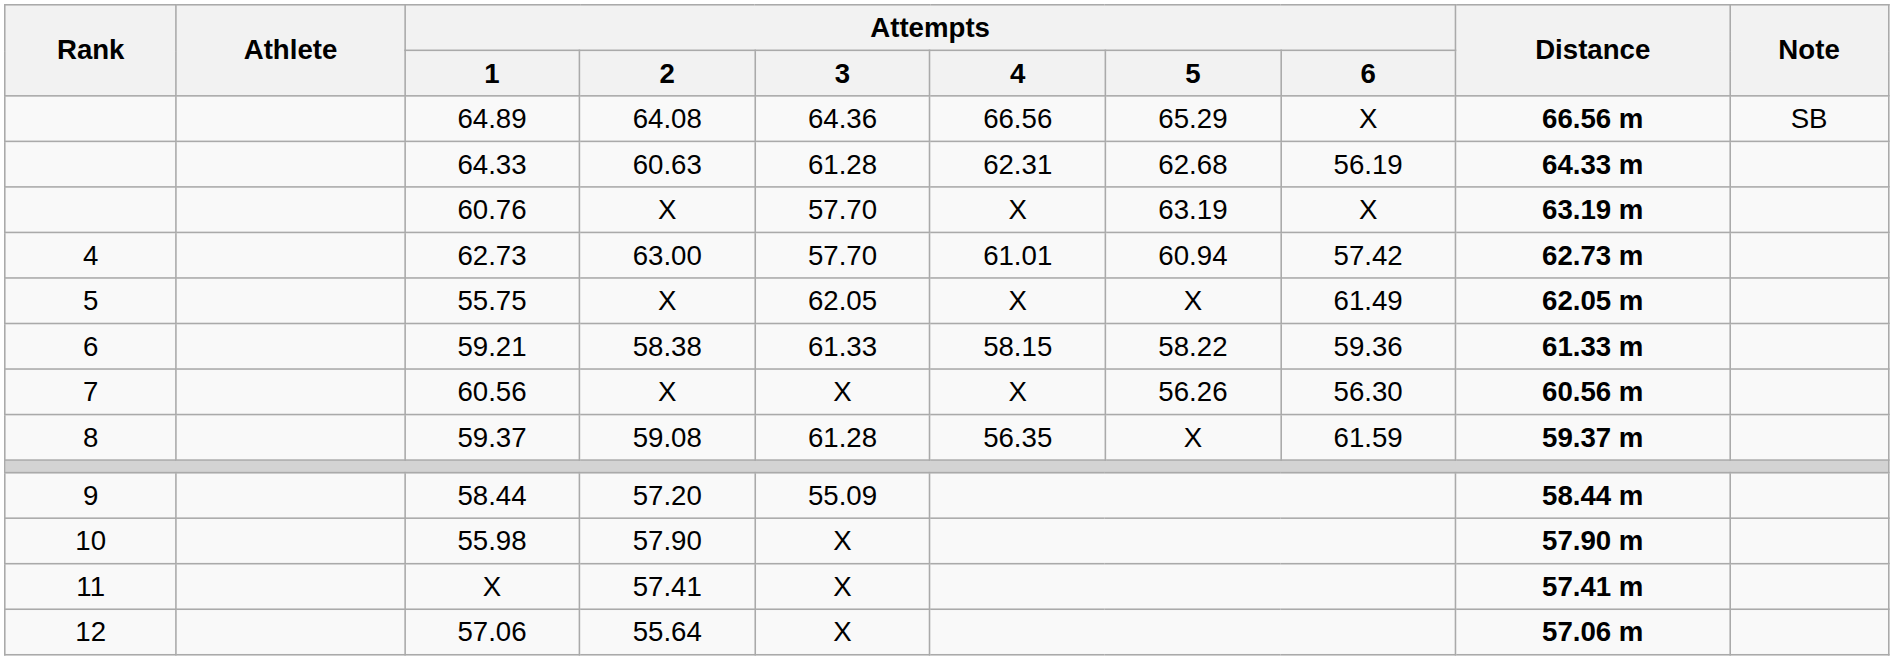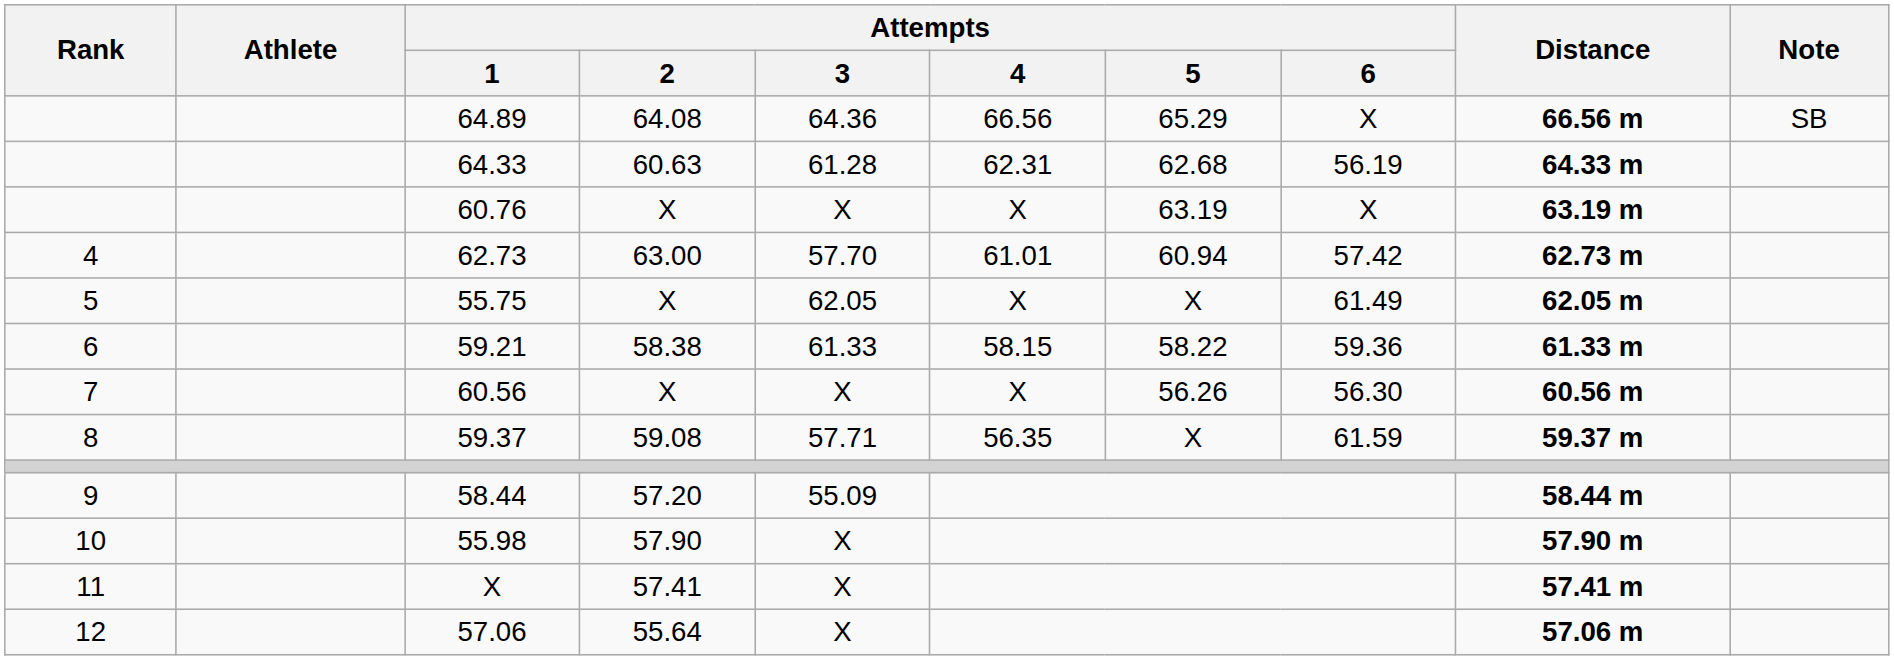(842, 209) 57.70 -> (842, 209) X
(842, 437) 61.28 -> (842, 437) 57.71
